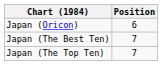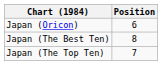(134, 39) 7 -> (134, 39) 8
